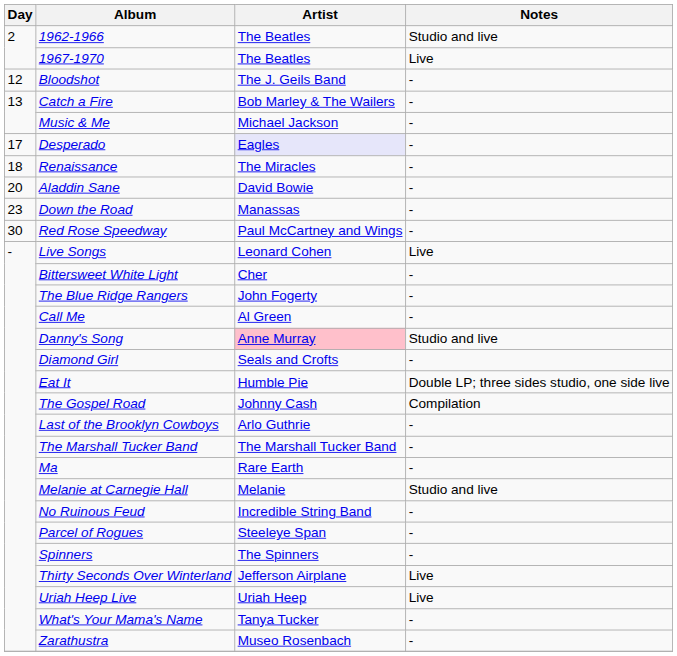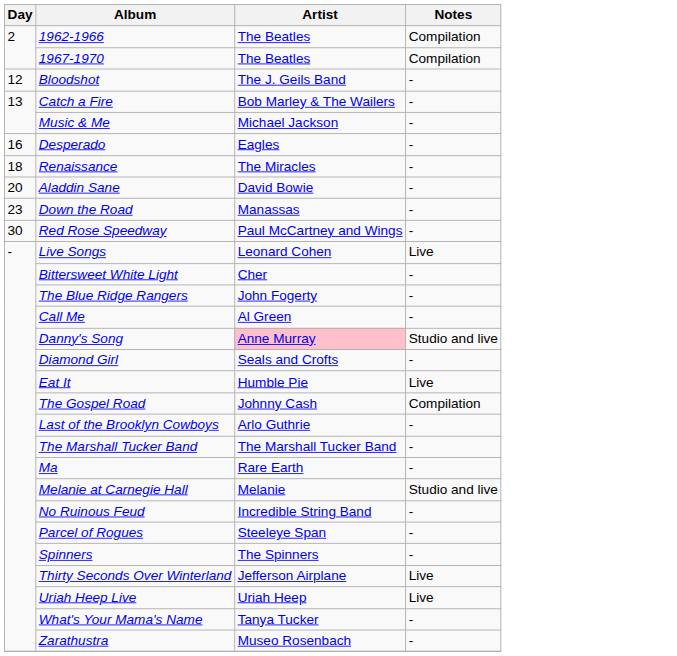(453, 36) Studio and live -> (445, 36) Compilation
(421, 58) Live -> (445, 58) Compilation
(15, 144) 17 -> (15, 144) 16
(258, 144) lavender background -> (258, 144) no background
(539, 381) Double LP; three sides studio, one side live -> (421, 381) Live
